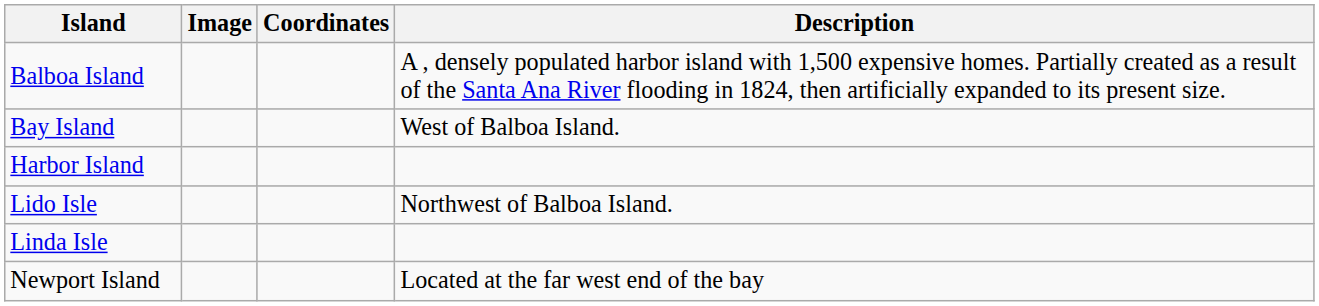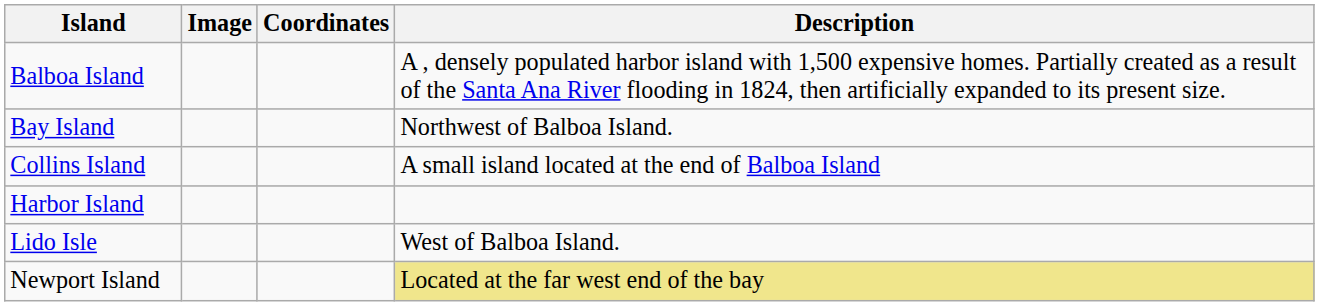(510, 127) West of Balboa Island. -> (537, 127) Northwest of Balboa Island.
+ row: (78, 165)
(537, 204) Northwest of Balboa Island. -> (510, 242) West of Balboa Island.
- row: (59, 242)
(582, 280) no background -> (582, 280) khaki background
